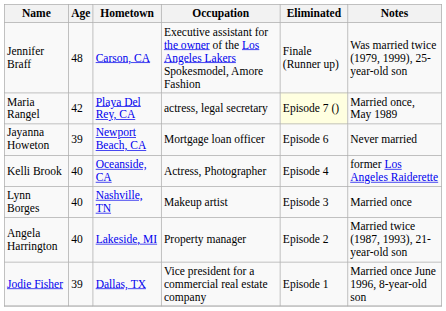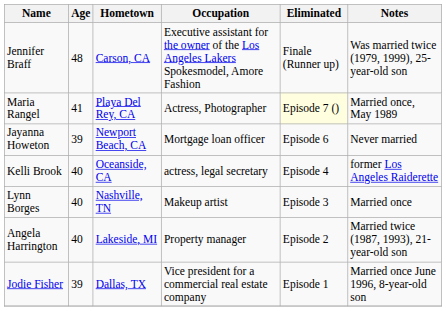(77, 108) 42 -> (77, 108) 41
(216, 108) actress, legal secretary -> (215, 108) Actress, Photographer
(215, 170) Actress, Photographer -> (216, 170) actress, legal secretary
